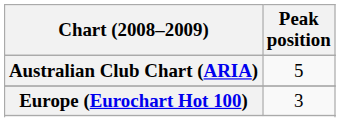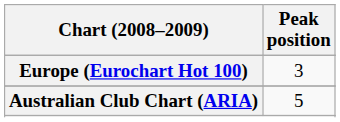rows swapped: (134, 70) <-> (133, 100)
